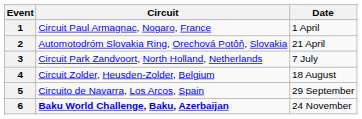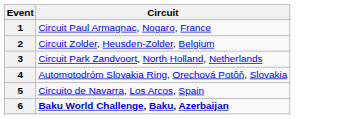- column: (323, 12)
(163, 43) Automotodróm Slovakia Ring, Orechová Potôň, Slovakia -> (126, 43) Circuit Zolder, Heusden-Zolder, Belgium
(126, 74) Circuit Zolder, Heusden-Zolder, Belgium -> (163, 74) Automotodróm Slovakia Ring, Orechová Potôň, Slovakia
